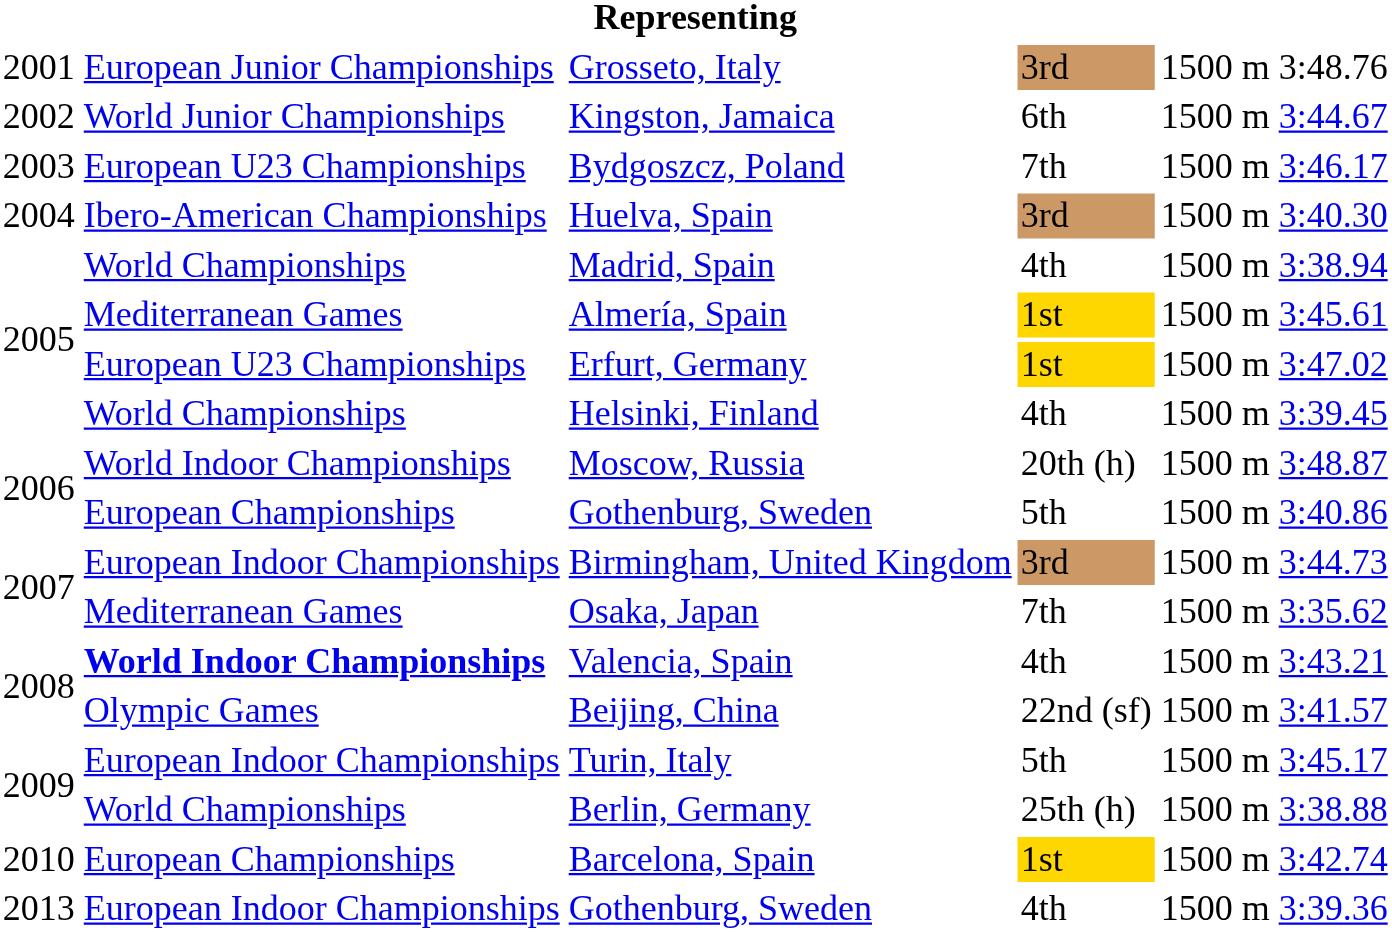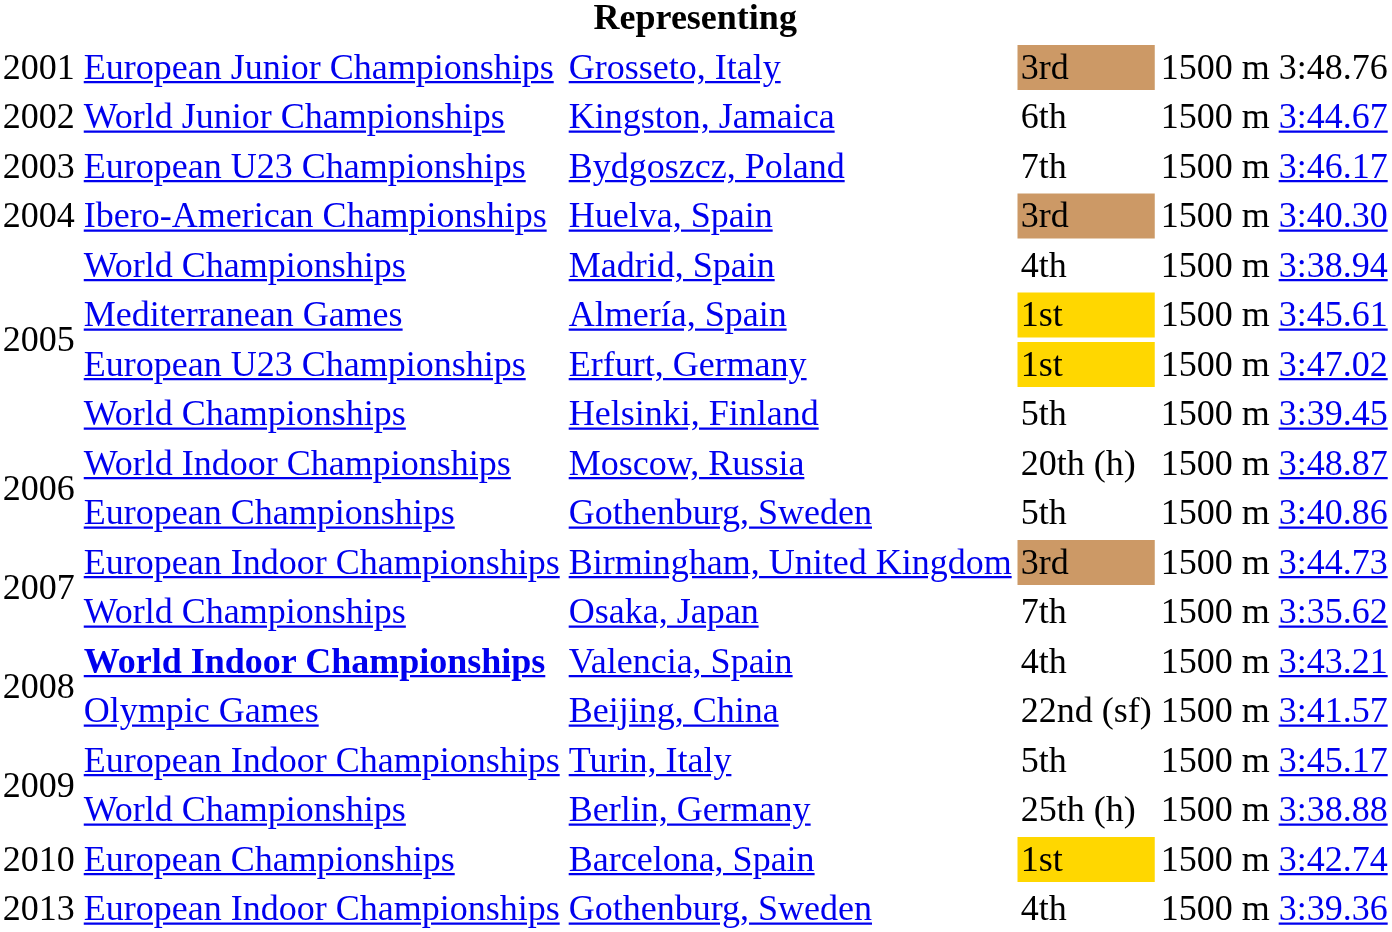(1044, 413) 4th -> (1044, 413) 5th
(243, 611) Mediterranean Games -> (245, 611) World Championships
